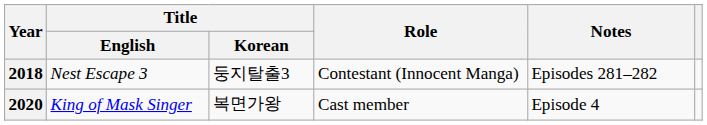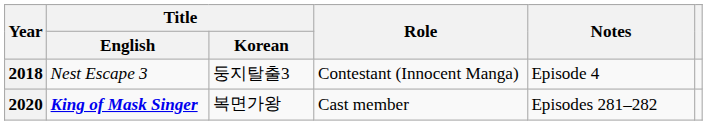(594, 73) Episodes 281–282 -> (565, 73) Episode 4
(121, 104) normal -> (124, 104) bold
(565, 104) Episode 4 -> (594, 104) Episodes 281–282
